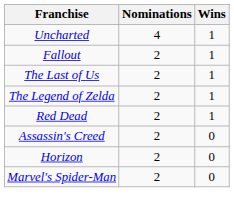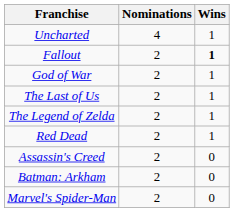(212, 55) normal -> (212, 55) bold
+ row: (62, 75)
+ row: (62, 177)
- row: (62, 156)
